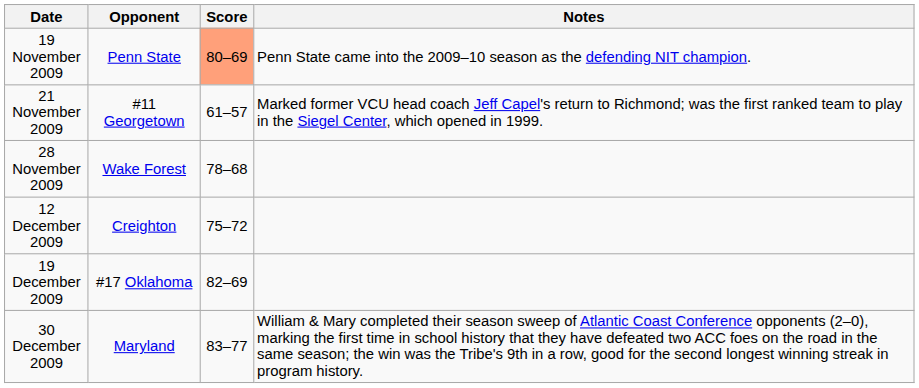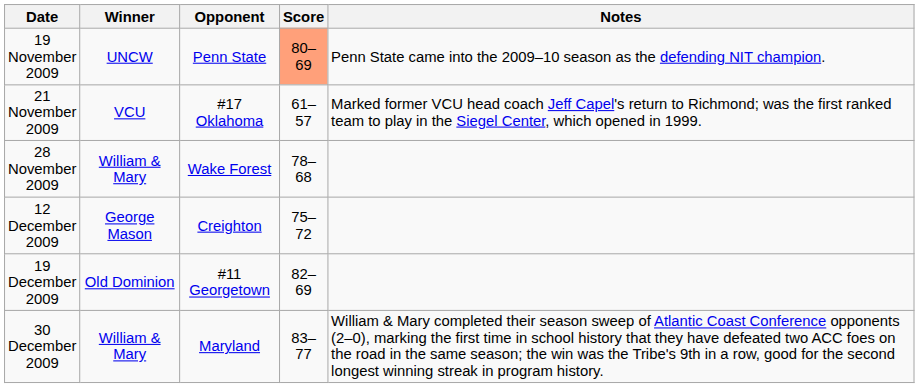+ column: (130, 17)
(144, 113) #11 Georgetown -> (230, 113) #17 Oklahoma
(144, 282) #17 Oklahoma -> (230, 282) #11 Georgetown
